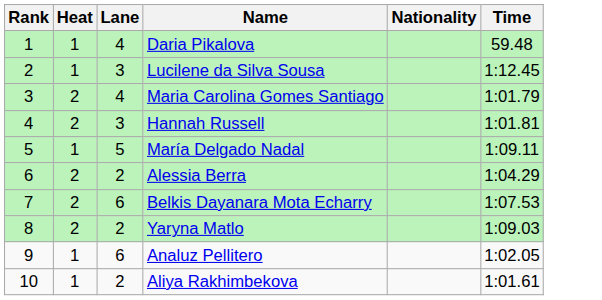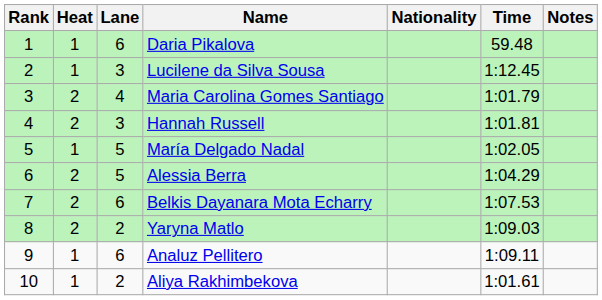+ column: (570, 17)
(120, 44) 4 -> (120, 44) 6
(512, 149) 1:09.11 -> (512, 149) 1:02.05
(120, 176) 2 -> (120, 176) 5
(512, 255) 1:02.05 -> (512, 255) 1:09.11
